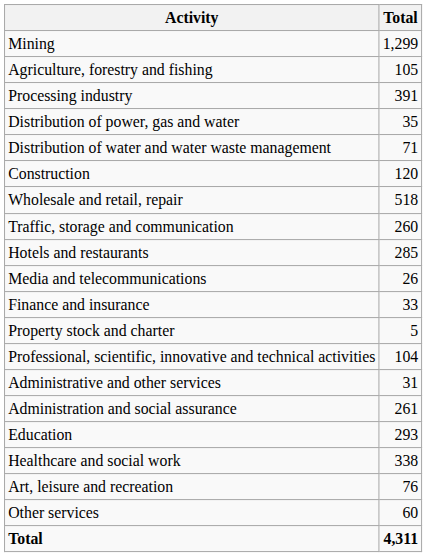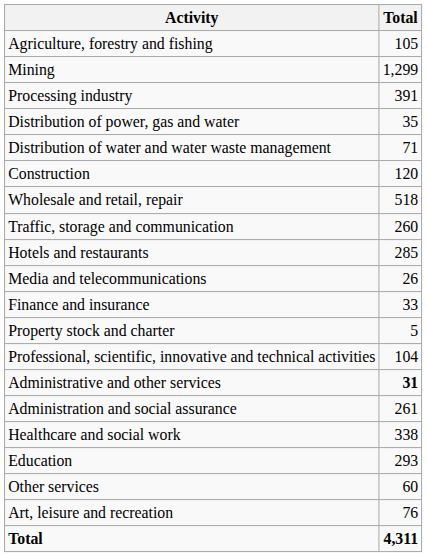rows swapped: (110, 69) <-> (31, 43)
(410, 382) normal -> (410, 382) bold
rows swapped: (40, 434) <-> (94, 460)
rows swapped: (91, 486) <-> (54, 512)
